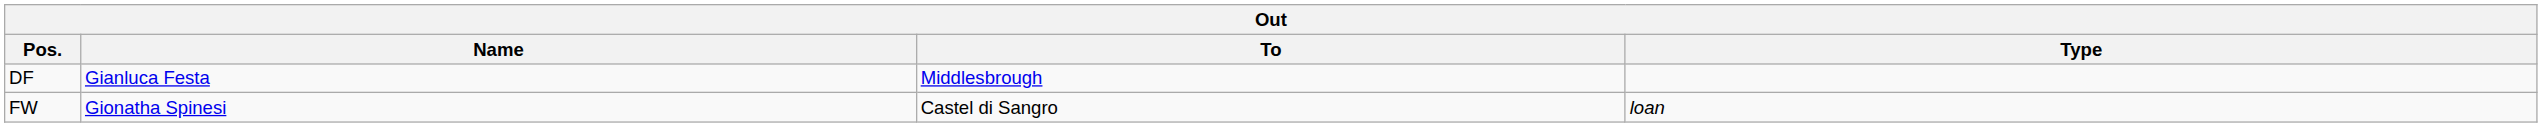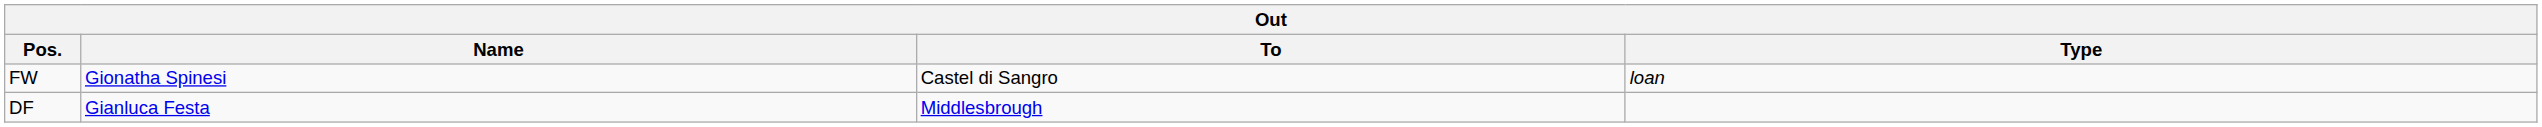rows swapped: (21, 78) <-> (23, 108)
